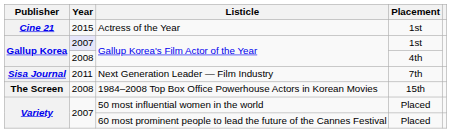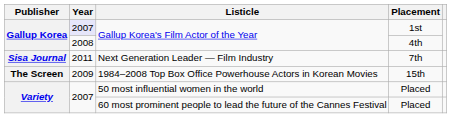- row: (139, 27)
(83, 89) 2008 -> (83, 74) 2009
